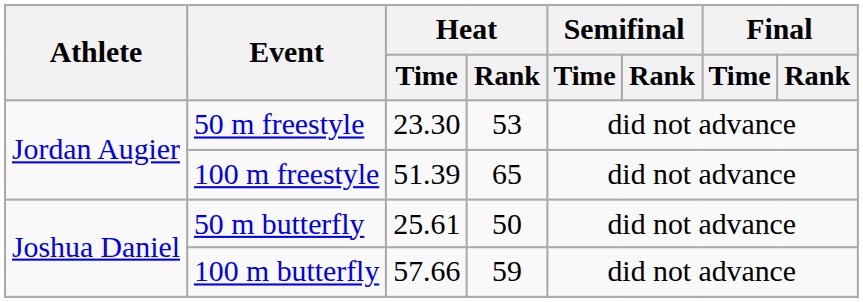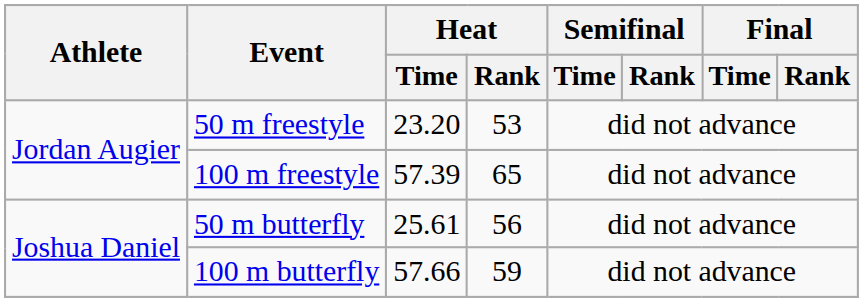(427, 125) 23.30 -> (427, 125) 23.20
(427, 174) 51.39 -> (427, 174) 57.39
(507, 223) 50 -> (507, 223) 56
